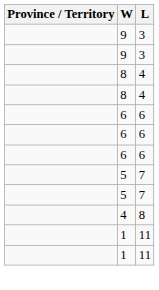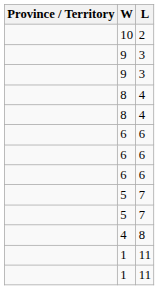+ row: (127, 34)
